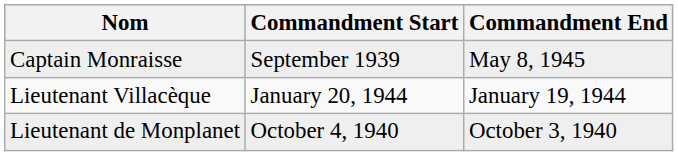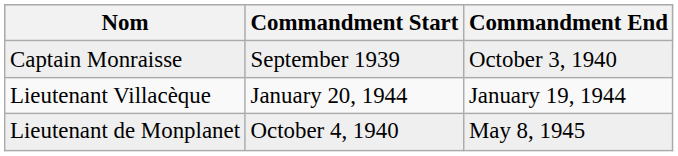(527, 58) May 8, 1945 -> (543, 58) October 3, 1940
(543, 131) October 3, 1940 -> (527, 131) May 8, 1945
